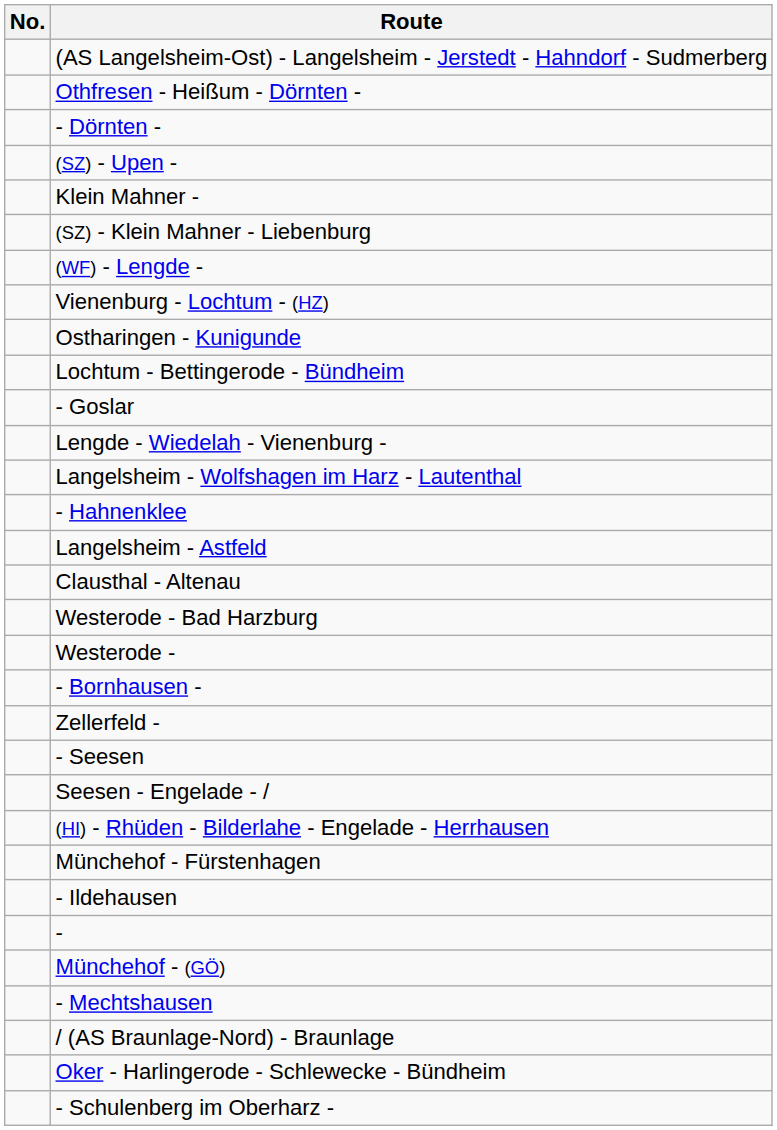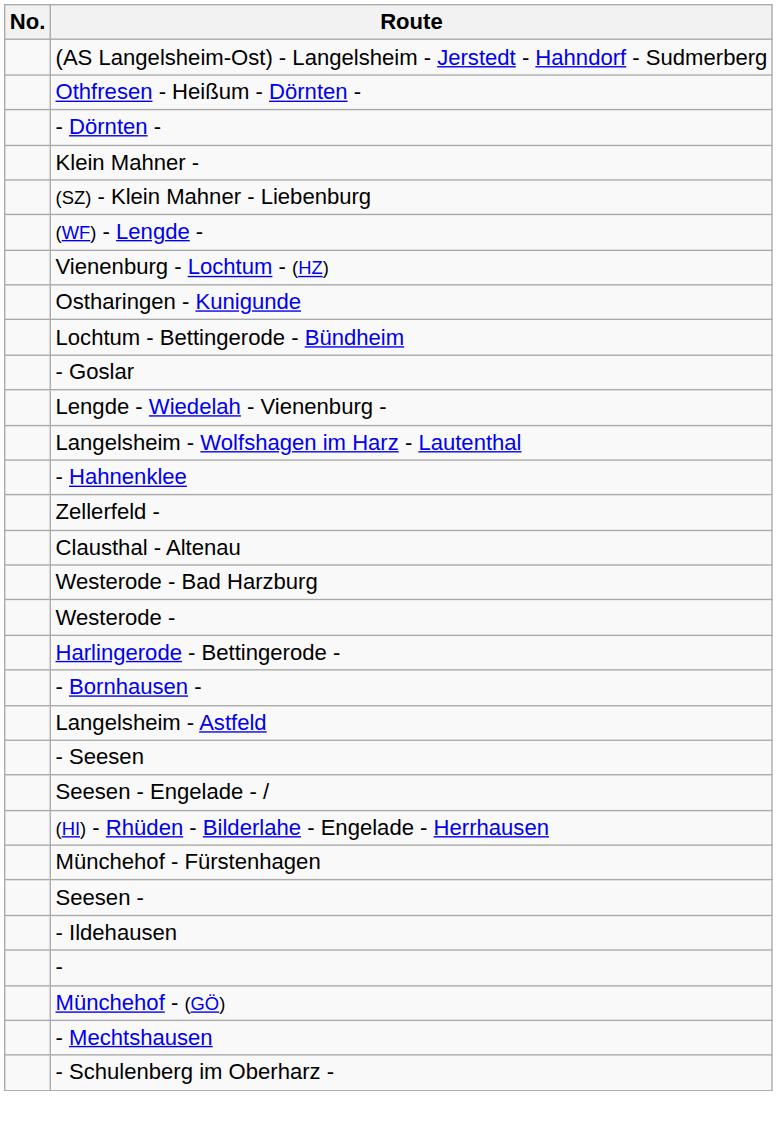- row: (116, 162)
rows swapped: (108, 722) <-> (161, 547)
+ row: (198, 652)
+ row: (100, 897)
- row: (225, 1037)
- row: (281, 1072)
